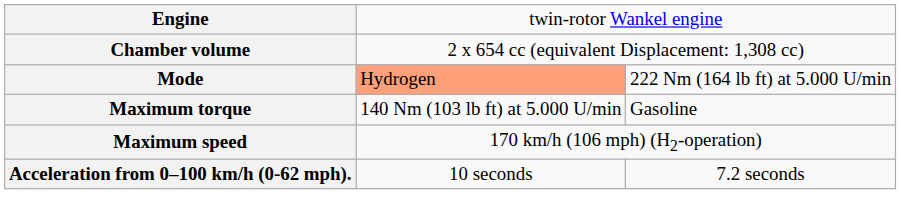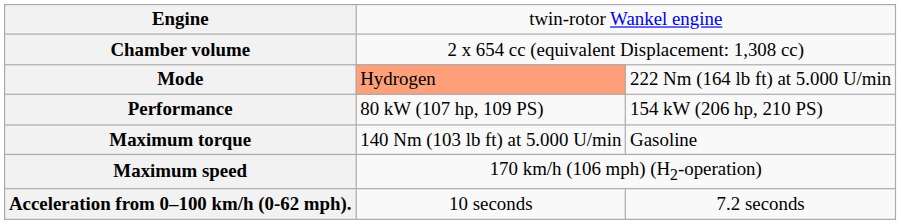+ row: (180, 109)
